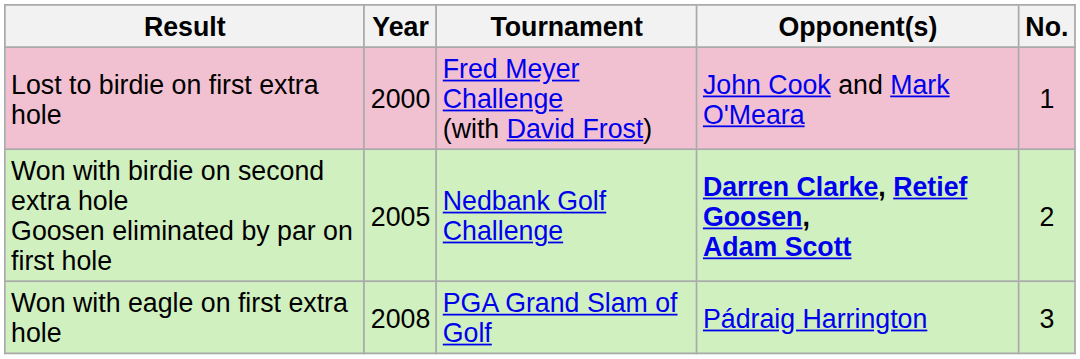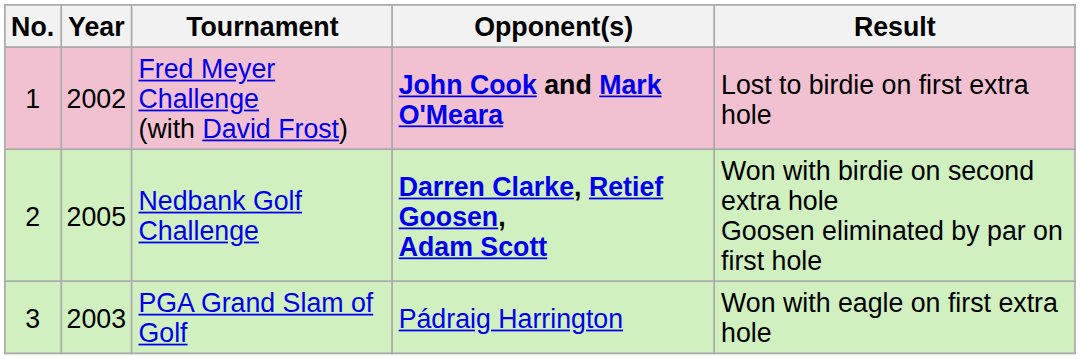columns swapped: (1047, 26) <-> (185, 26)
(401, 99) 2000 -> (96, 99) 2002
(826, 99) normal -> (530, 99) bold
(401, 318) 2008 -> (96, 318) 2003
